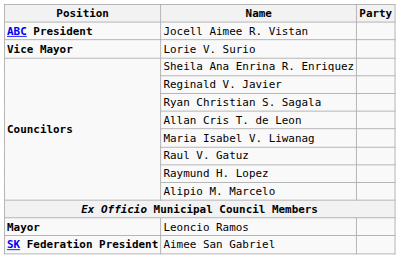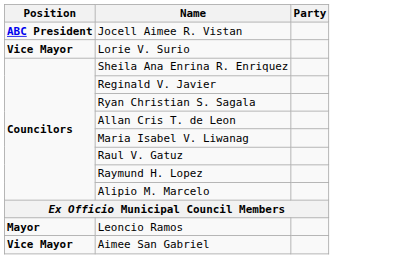(83, 245) SK Federation President -> (40, 245) Vice Mayor
